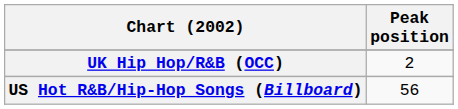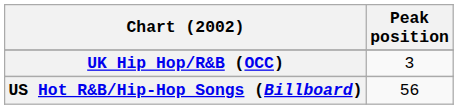(410, 64) 2 -> (410, 64) 3
